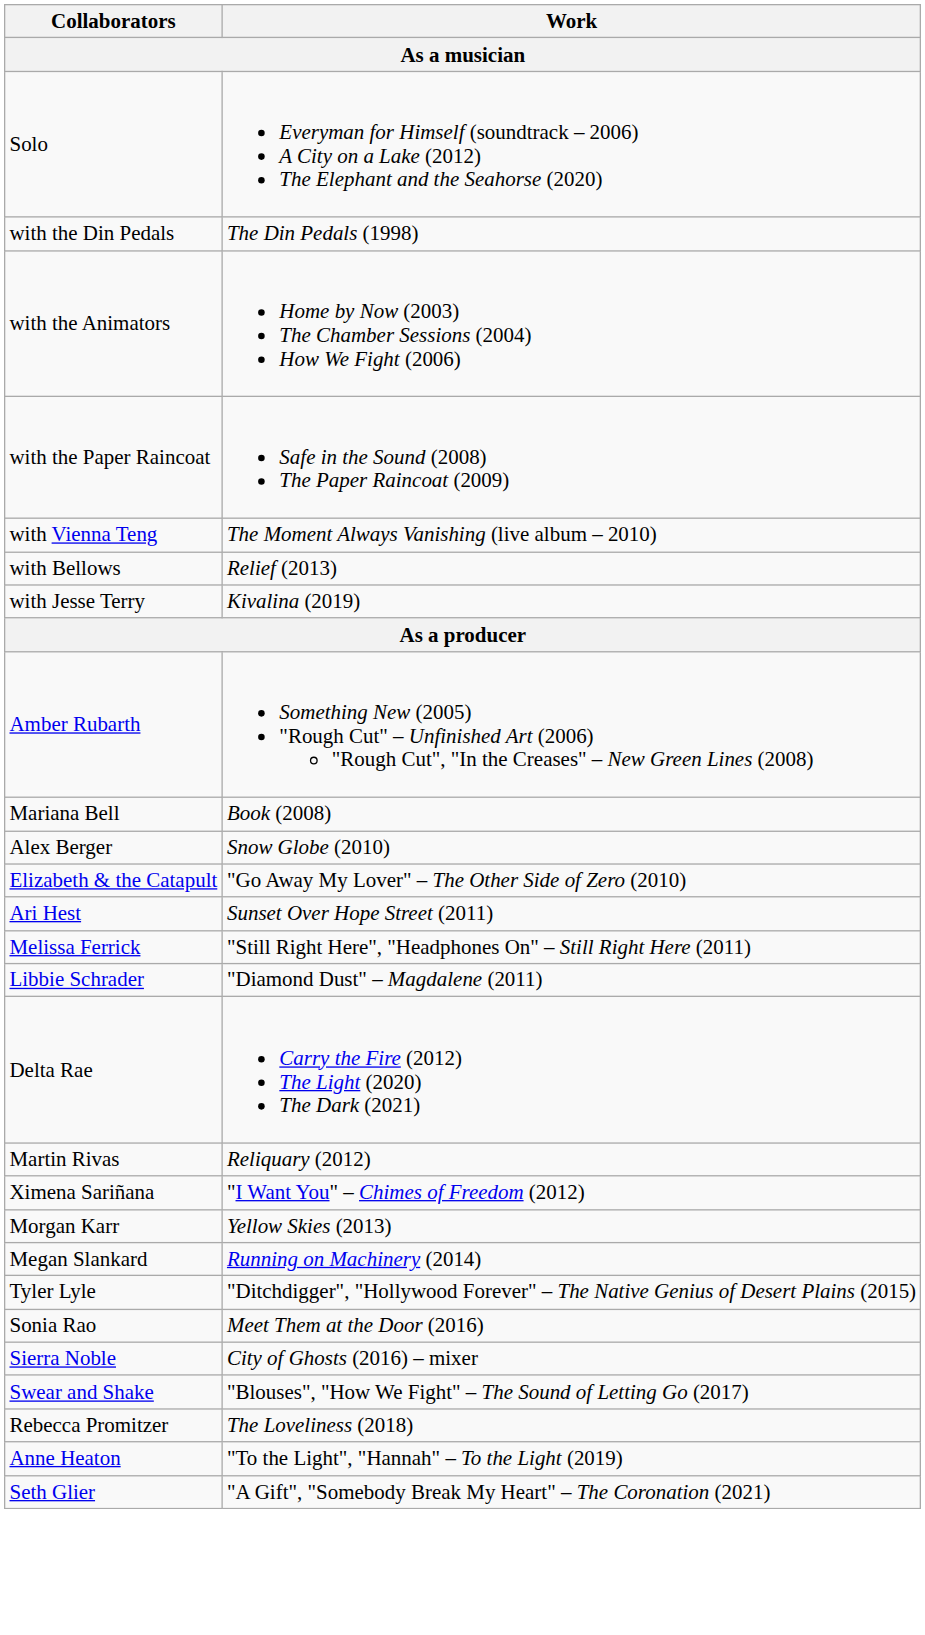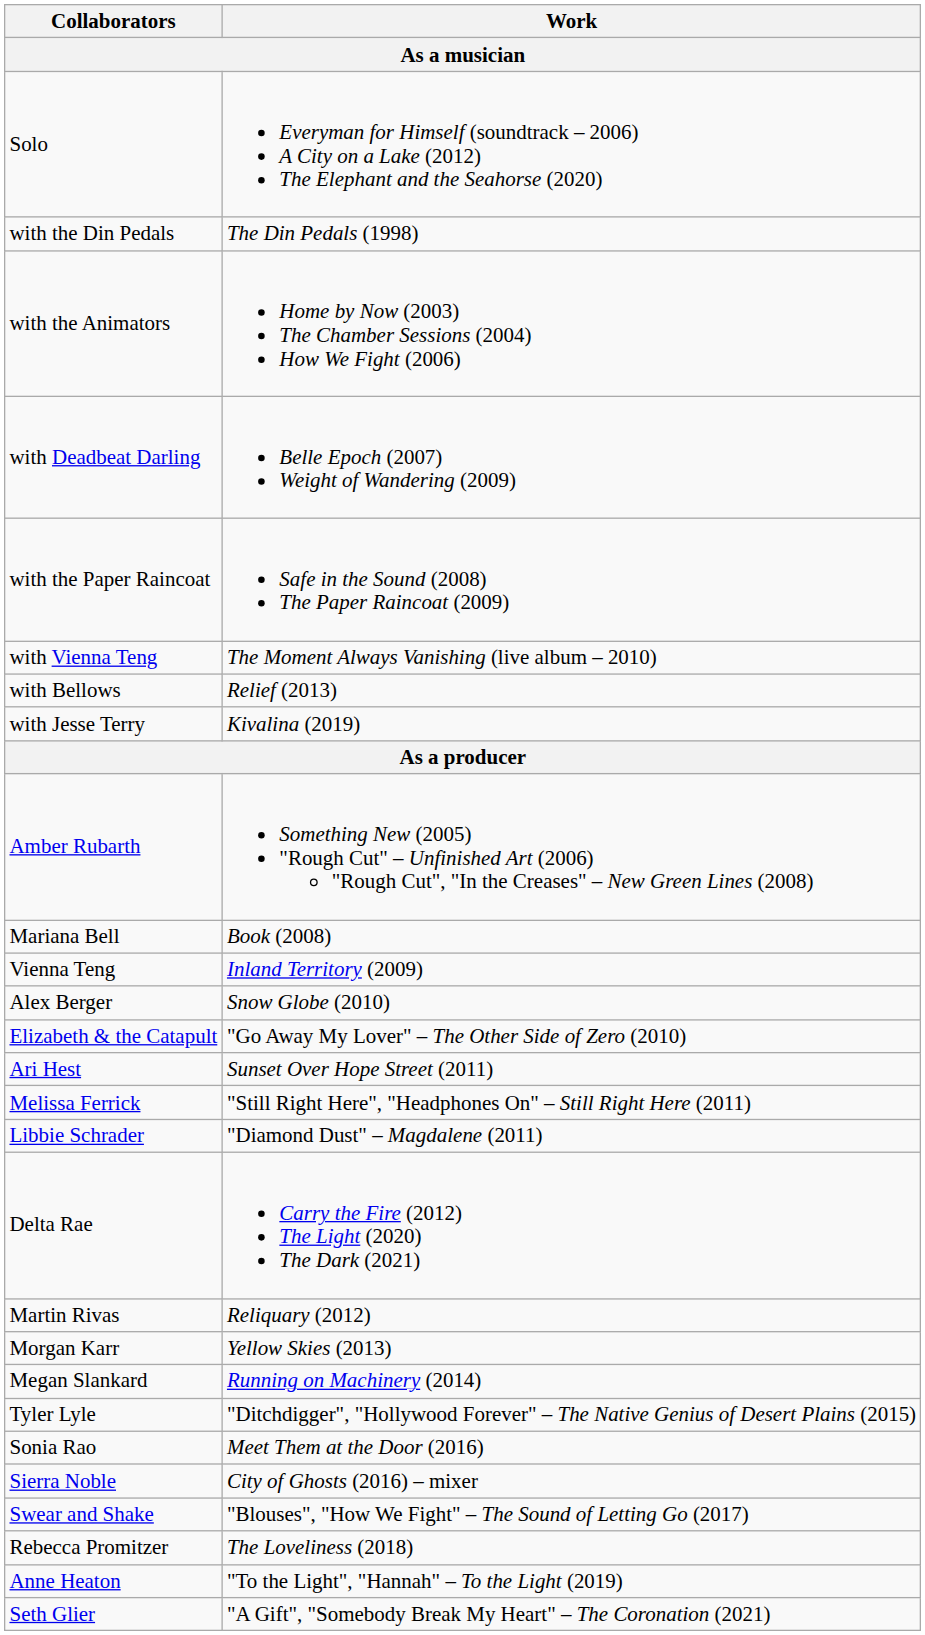+ row: (105, 457)
+ row: (62, 969)
- row: (82, 1192)
